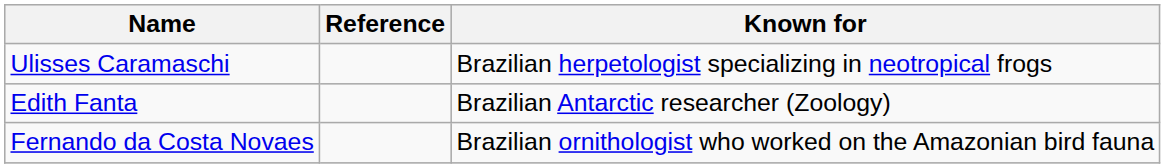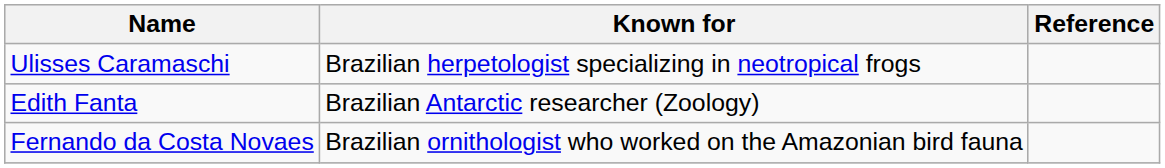columns swapped: (805, 24) <-> (385, 24)
